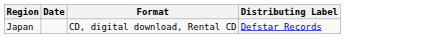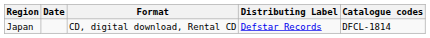+ column: (383, 12)
